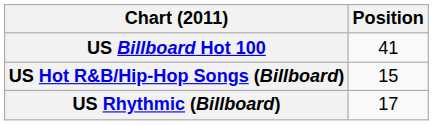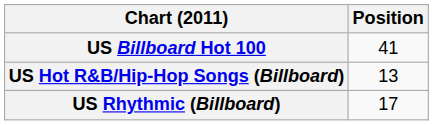(388, 76) 15 -> (388, 76) 13
